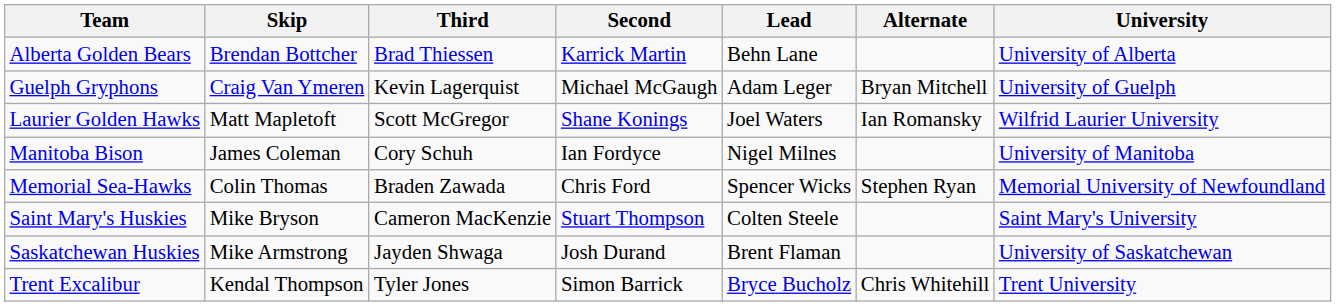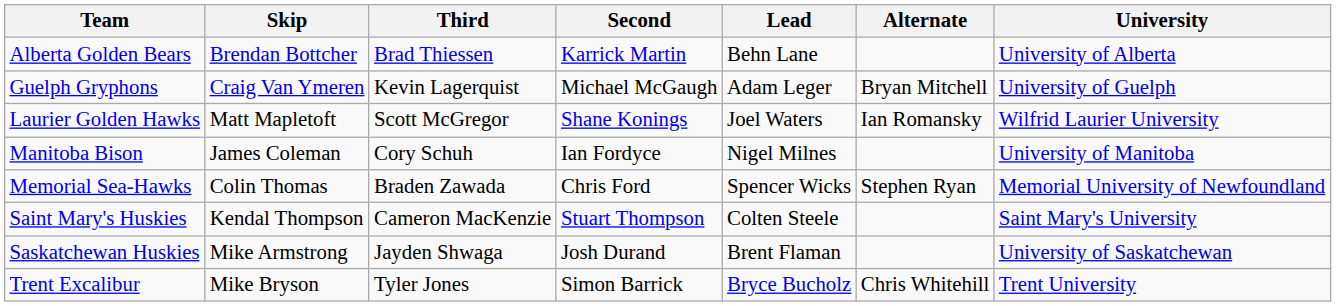(264, 218) Mike Bryson -> (287, 218) Kendal Thompson
(287, 284) Kendal Thompson -> (264, 284) Mike Bryson
